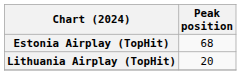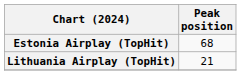(207, 61) 20 -> (207, 61) 21
